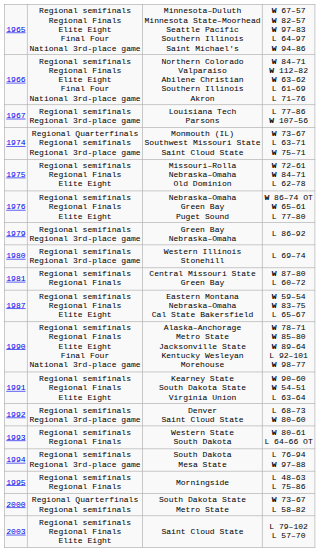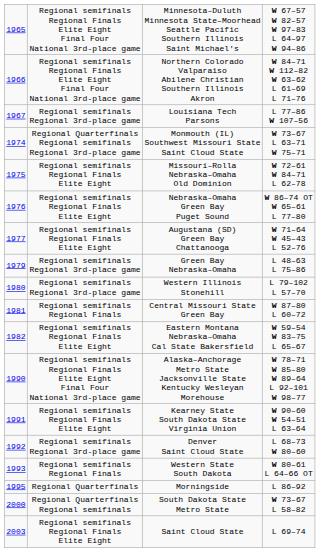+ row: (203, 238)
(289, 234) L 86–92 -> (289, 266) L 48–63 L 75–86
(289, 256) L 69–74 -> (289, 288) L 79–102 L 57–70
(16, 306) 1987 -> (16, 338) 1982
- row: (203, 460)
(85, 482) Regional semifinals Regional Finals -> (85, 487) Regional Quarterfinals
(289, 482) L 48–63 L 75–86 -> (289, 487) L 86–92
(289, 532) L 79–102 L 57–70 -> (289, 532) L 69–74
